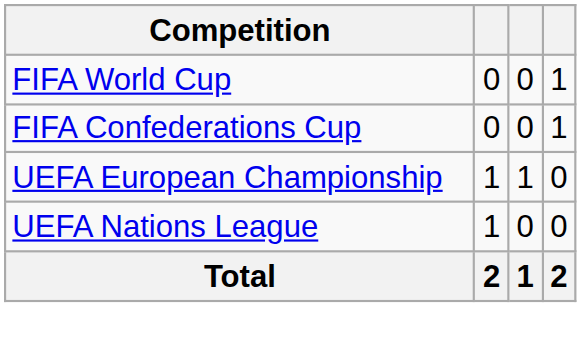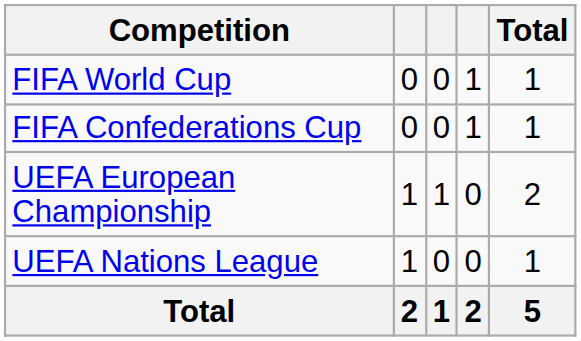+ column: (532, 30)
